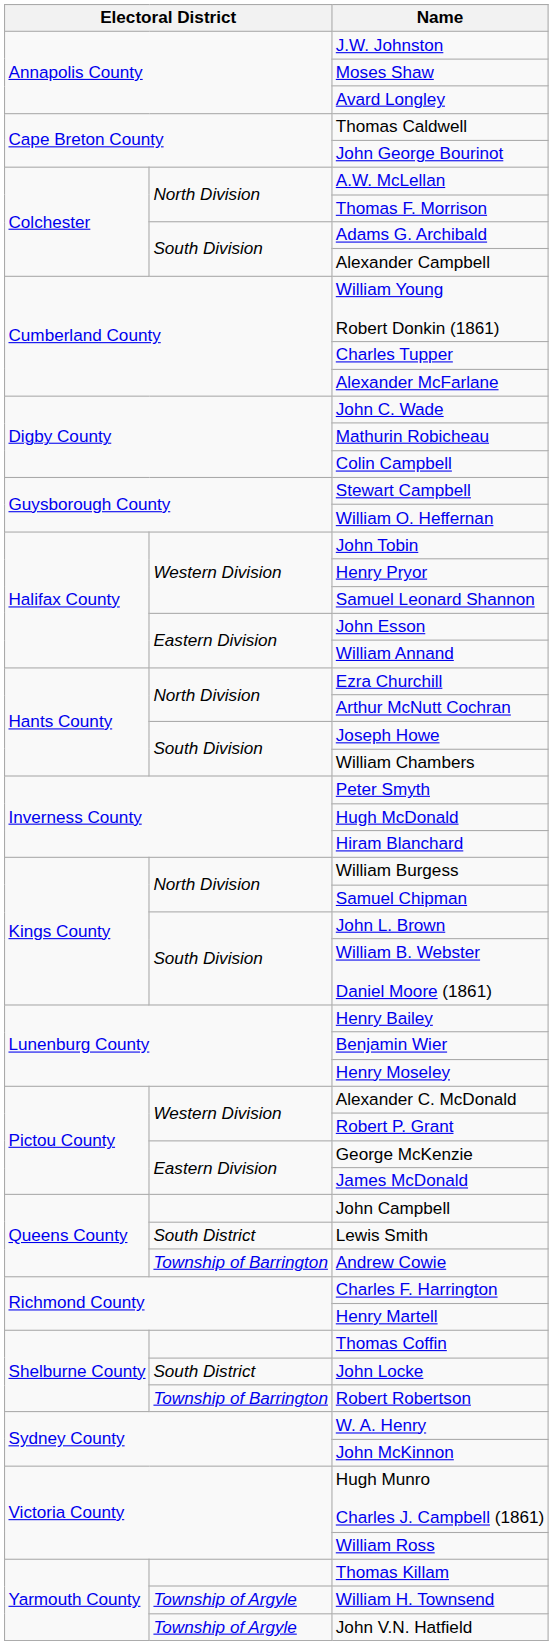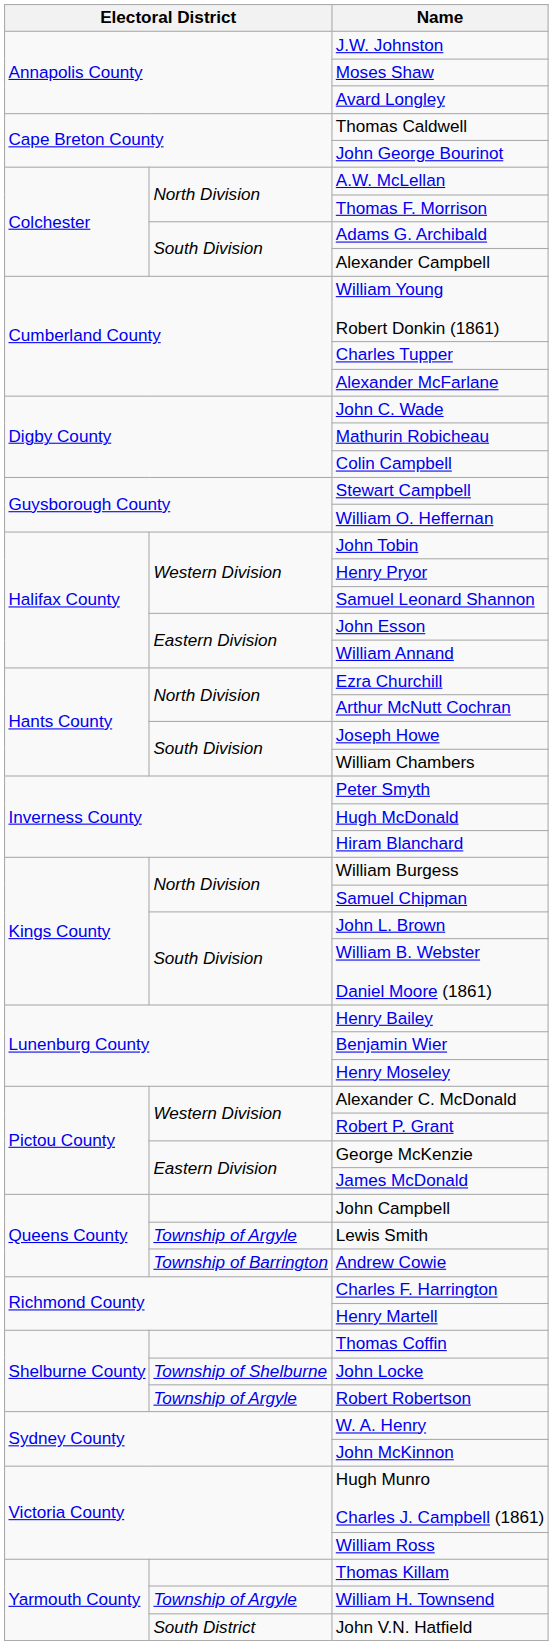(204, 1235) South District -> (225, 1235) Township of Argyle
(204, 1371) South District -> (240, 1371) Township of Shelburne
(241, 1398) Township of Barrington -> (225, 1398) Township of Argyle
(225, 1626) Township of Argyle -> (204, 1626) South District
